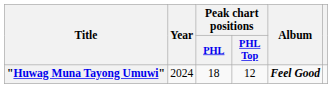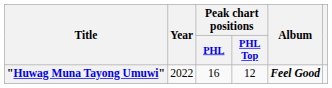(182, 74) 2024 -> (182, 74) 2022
(214, 74) 18 -> (214, 74) 16
